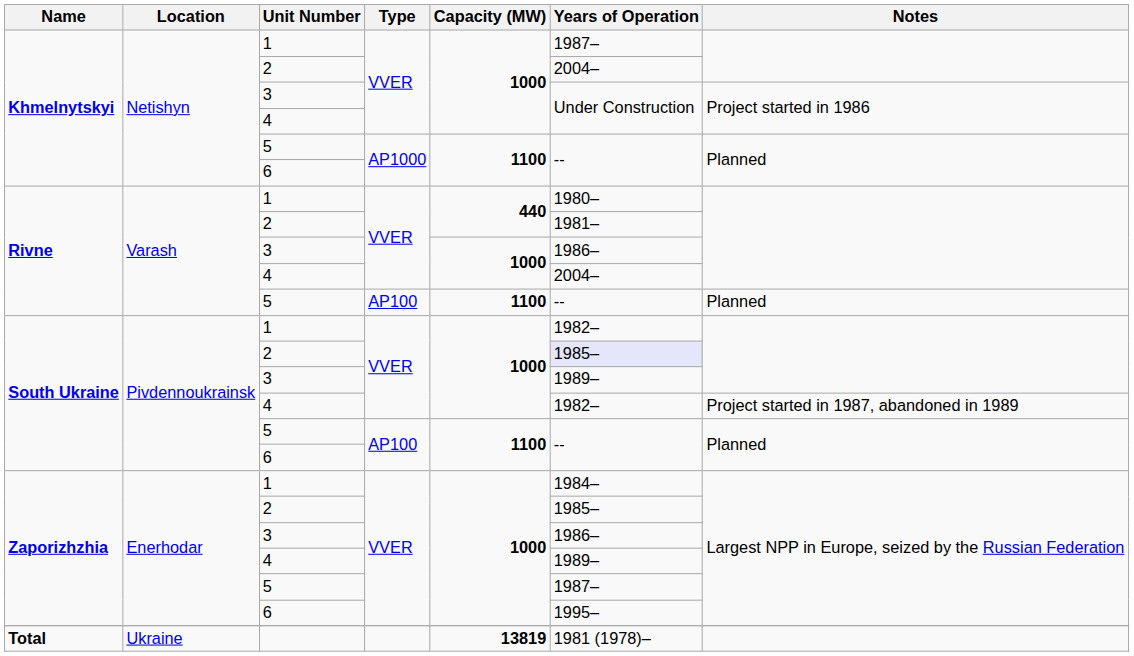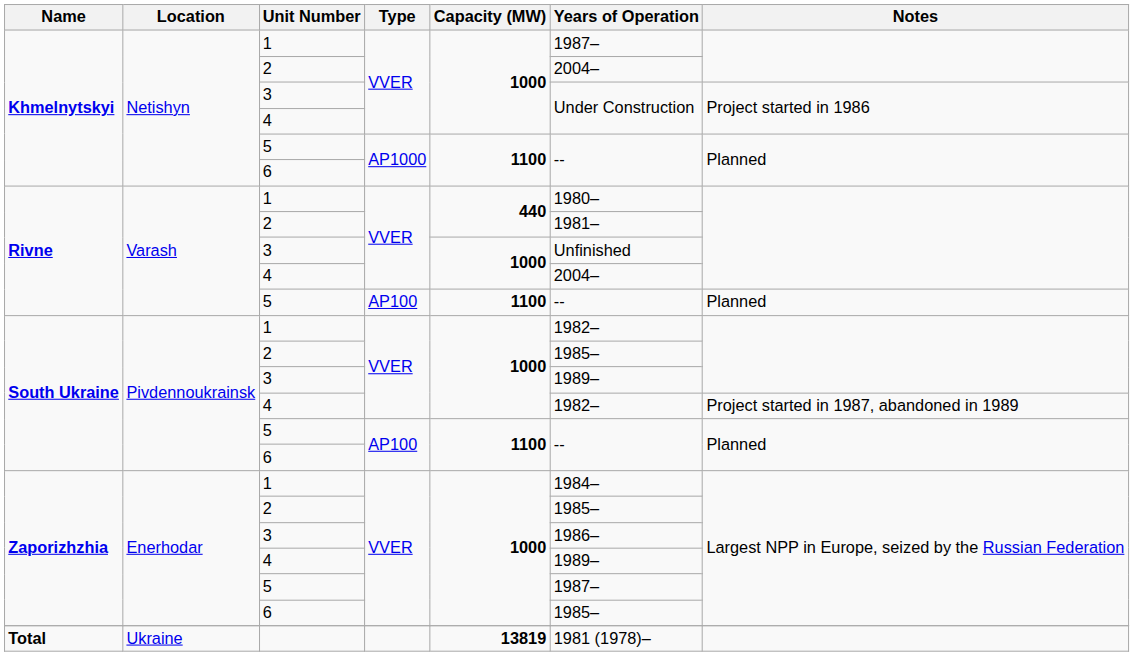(576, 250) 1986– -> (592, 250) Unfinished
(576, 353) lavender background -> (576, 353) no background
(576, 612) 1995– -> (576, 612) 1985–
